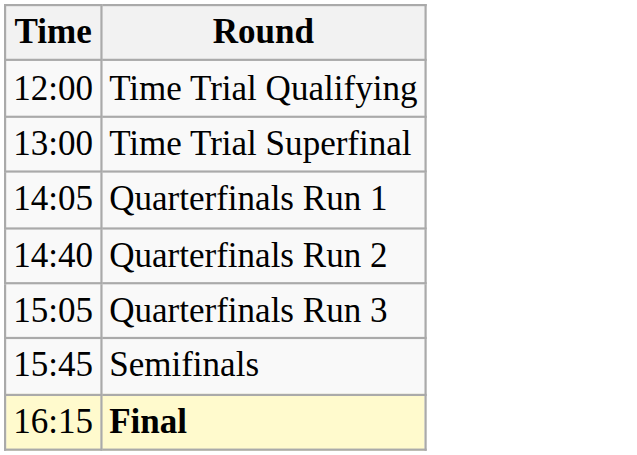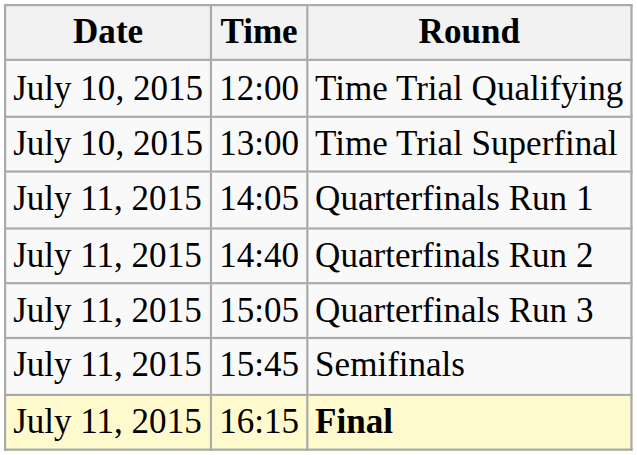+ column: (108, 32)
